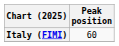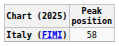(92, 35) 60 -> (92, 35) 58
